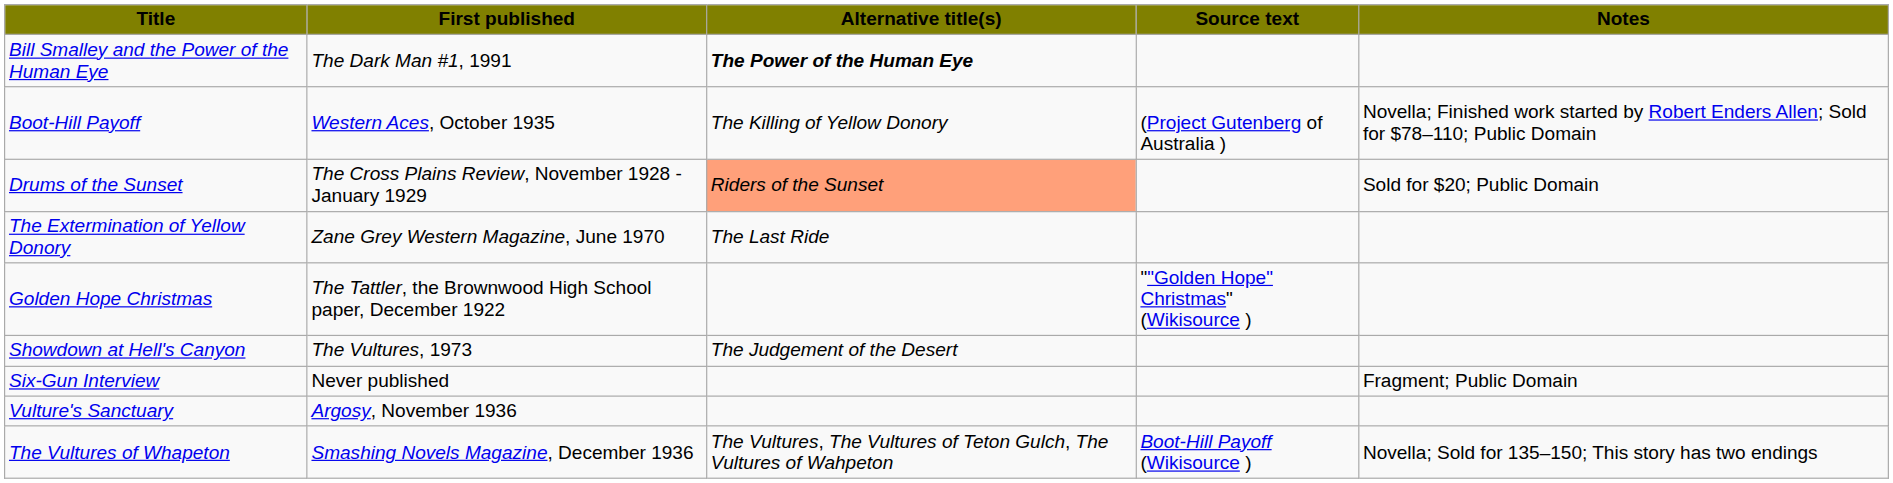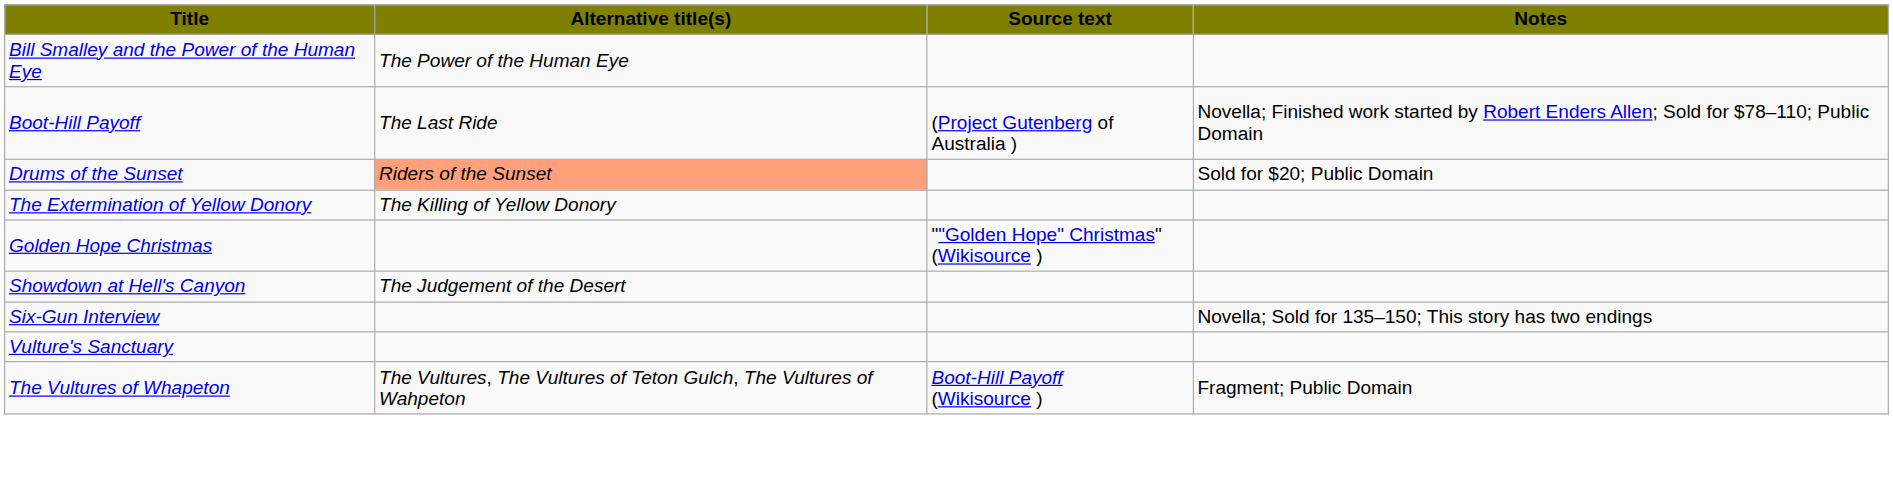- column: (507, 19)
(842, 60) bold -> (504, 60) normal
(829, 122) The Killing of Yellow Donory -> (438, 122) The Last Ride
(770, 236) The Last Ride -> (497, 204) The Killing of Yellow Donory
(1470, 380) Fragment; Public Domain -> (1425, 316) Novella; Sold for 135–150; This story has two endings
(1590, 452) Novella; Sold for 135–150; This story has two endings -> (1305, 387) Fragment; Public Domain
